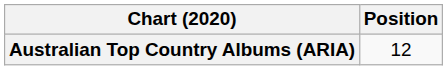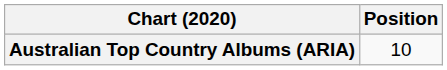(401, 49) 12 -> (401, 49) 10
